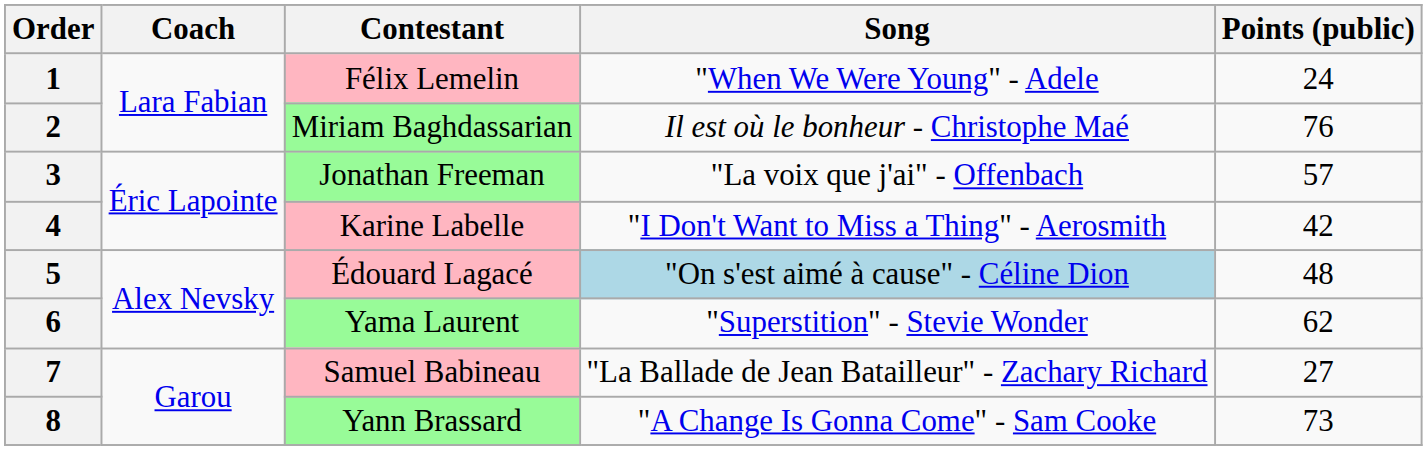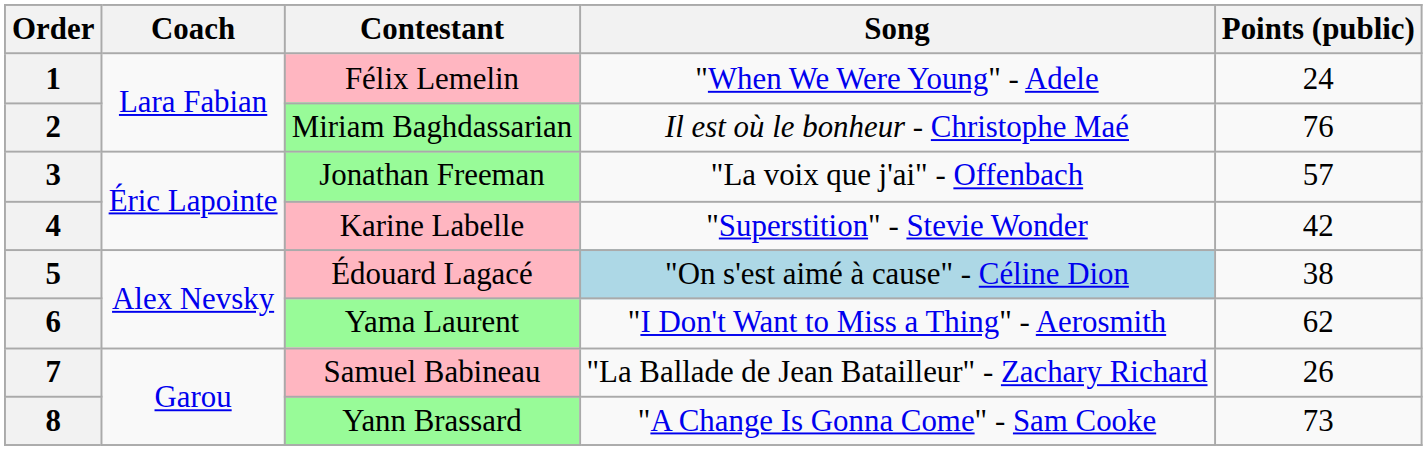(897, 224) "I Don't Want to Miss a Thing" - Aerosmith -> (897, 224) "Superstition" - Stevie Wonder
(1318, 273) 48 -> (1318, 273) 38
(897, 322) "Superstition" - Stevie Wonder -> (897, 322) "I Don't Want to Miss a Thing" - Aerosmith
(1318, 371) 27 -> (1318, 371) 26
